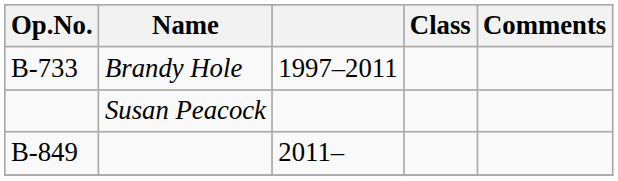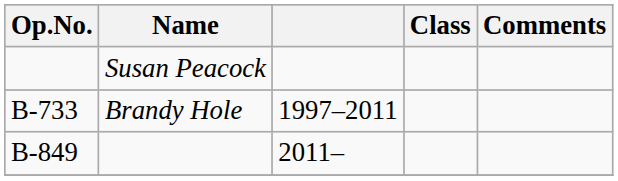rows swapped: (52, 111) <-> (44, 68)
